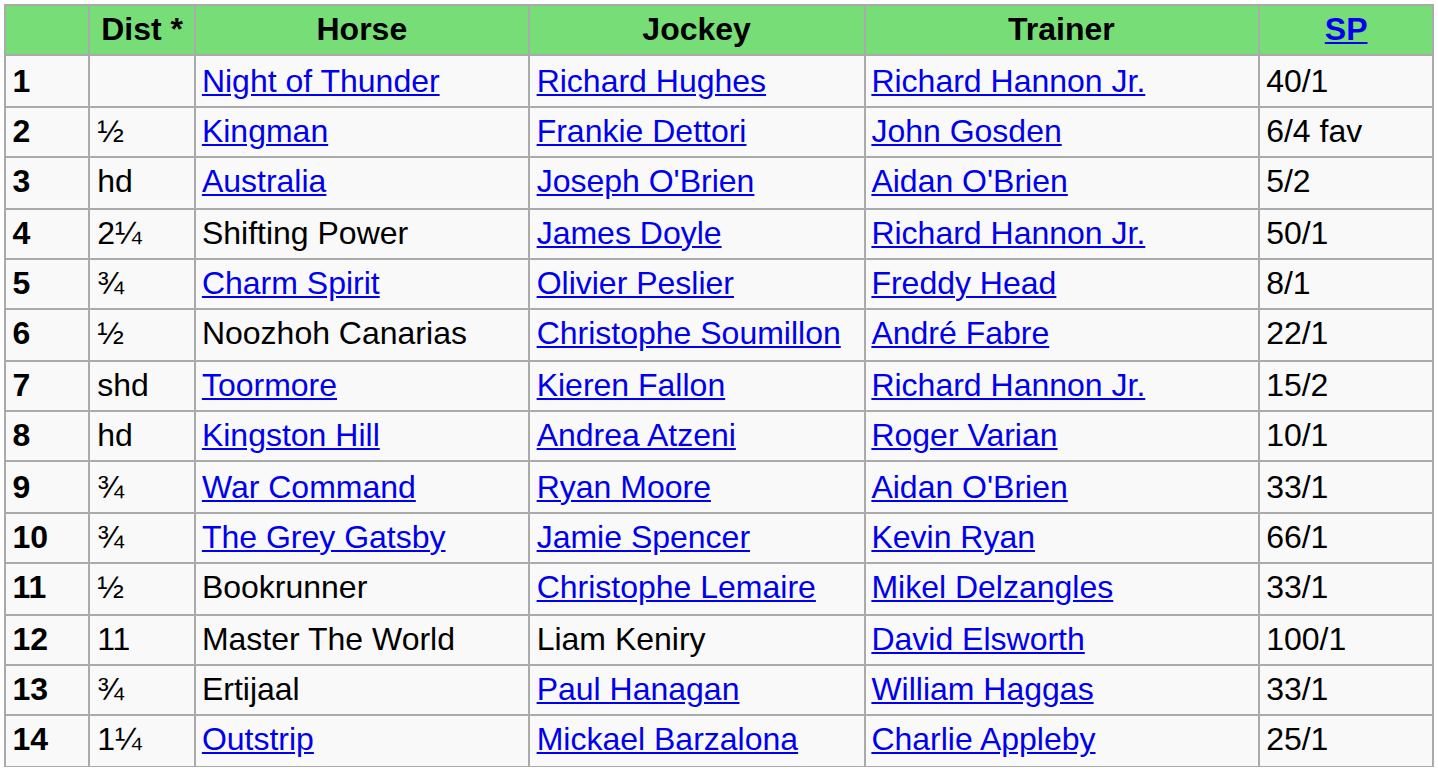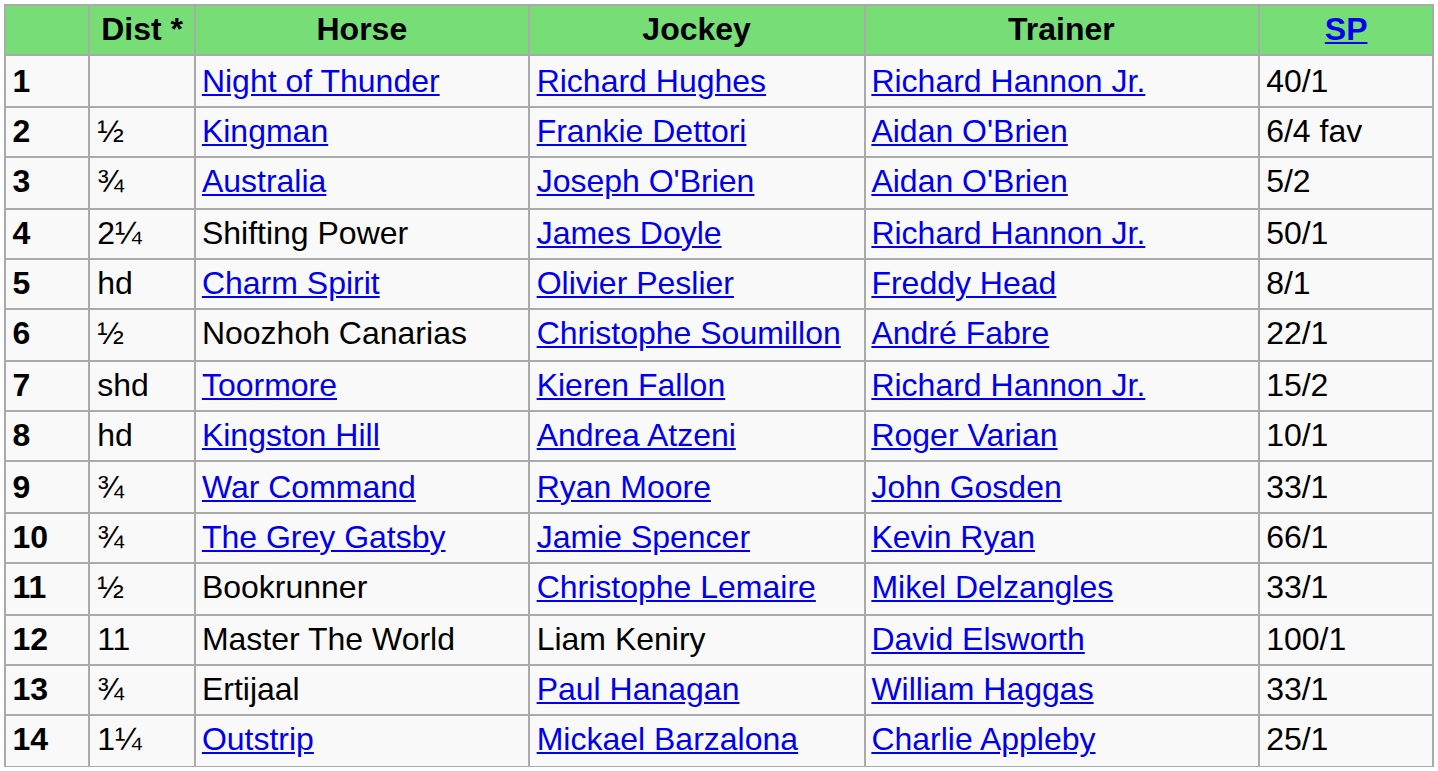(967, 131) John Gosden -> (970, 131) Aidan O'Brien
(115, 182) hd -> (110, 182) ¾
(110, 283) ¾ -> (115, 283) hd
(970, 486) Aidan O'Brien -> (967, 486) John Gosden
